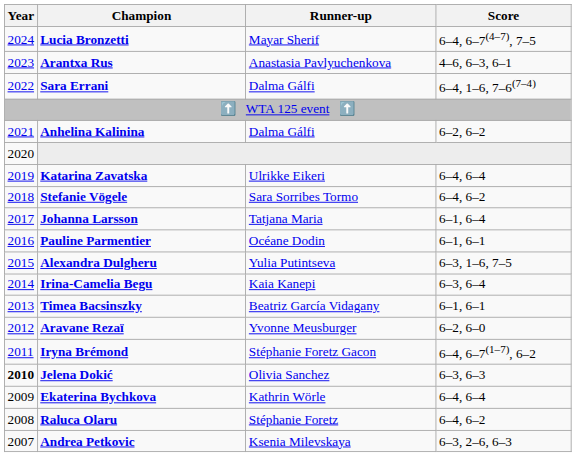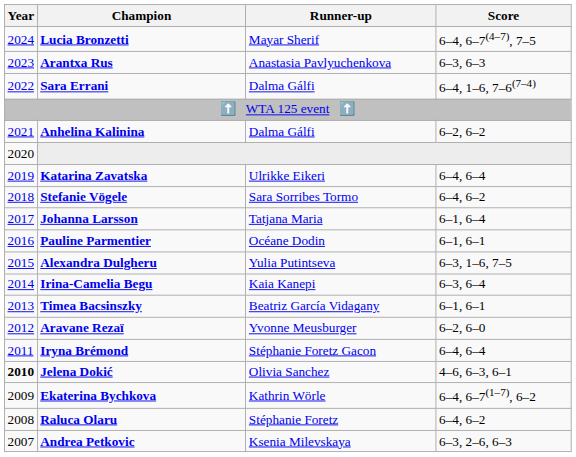(475, 63) 4–6, 6–3, 6–1 -> (462, 63) 6–3, 6–3
(487, 352) 6–4, 6–7(1–7), 6–2 -> (462, 350) 6–4, 6–4
(462, 375) 6–3, 6–3 -> (475, 372) 4–6, 6–3, 6–1
(462, 397) 6–4, 6–4 -> (487, 395) 6–4, 6–7(1–7), 6–2
